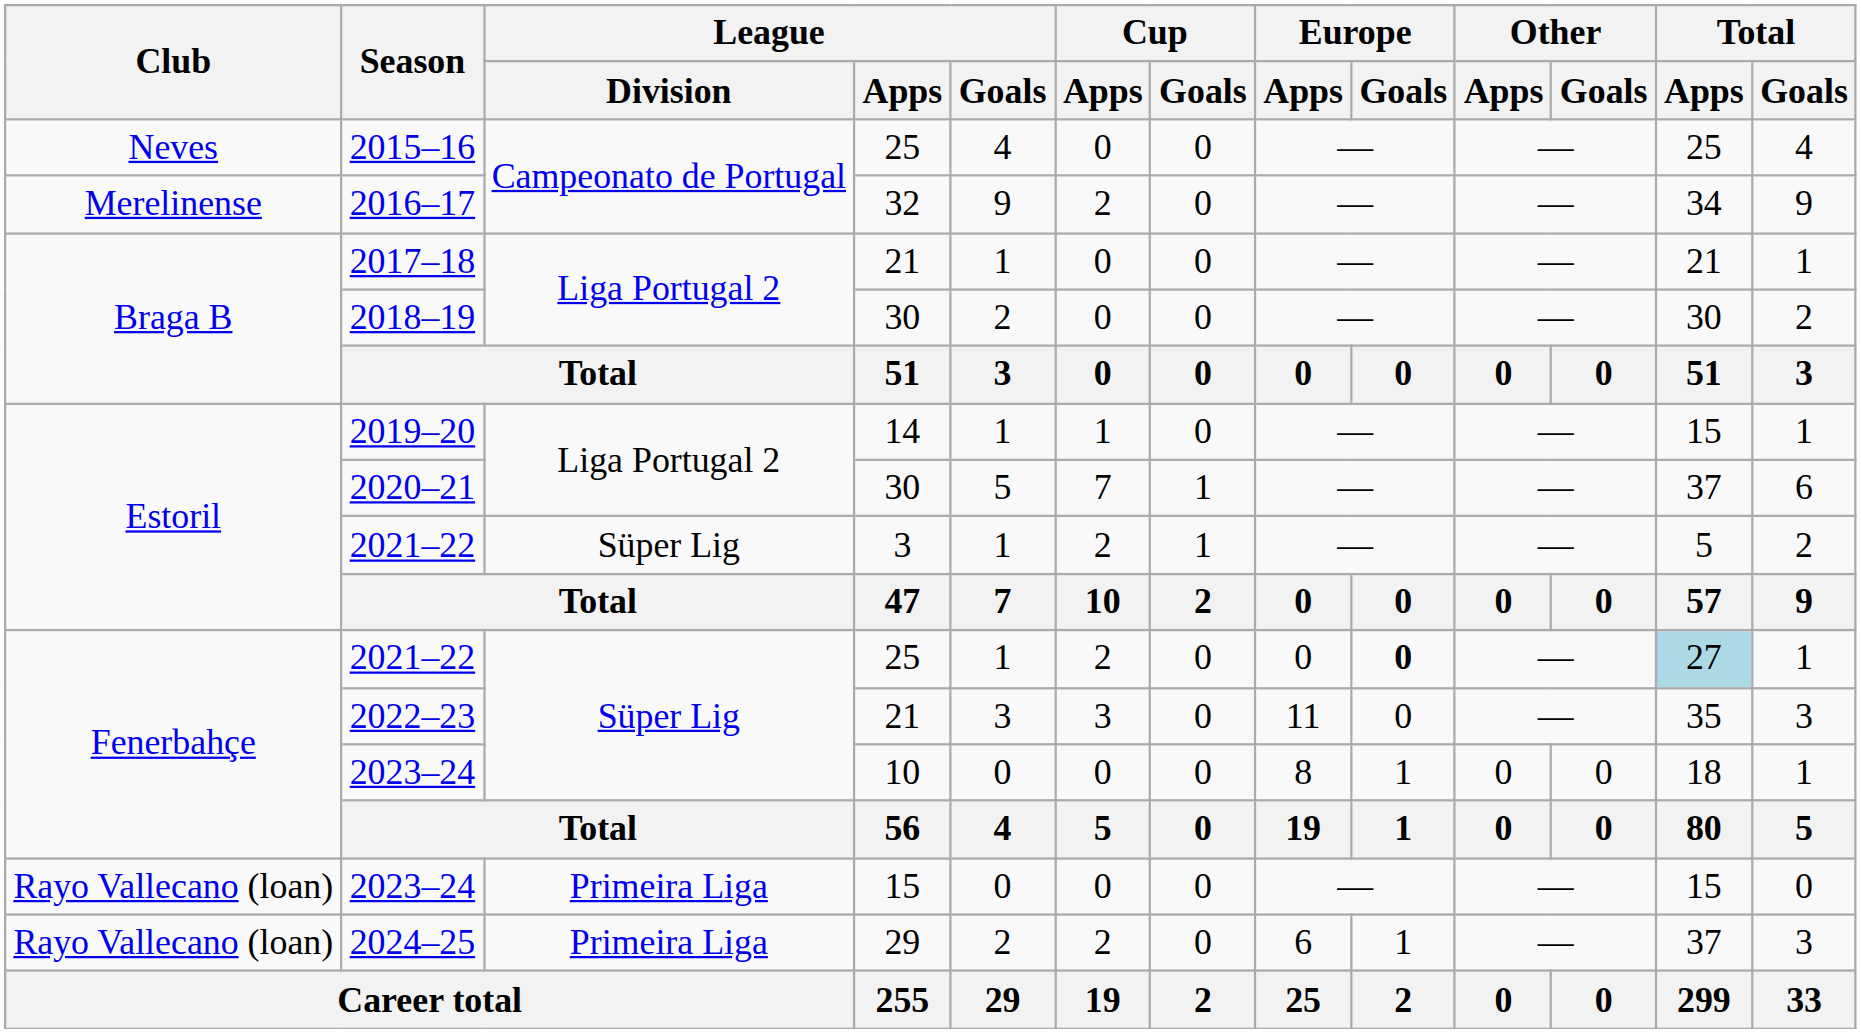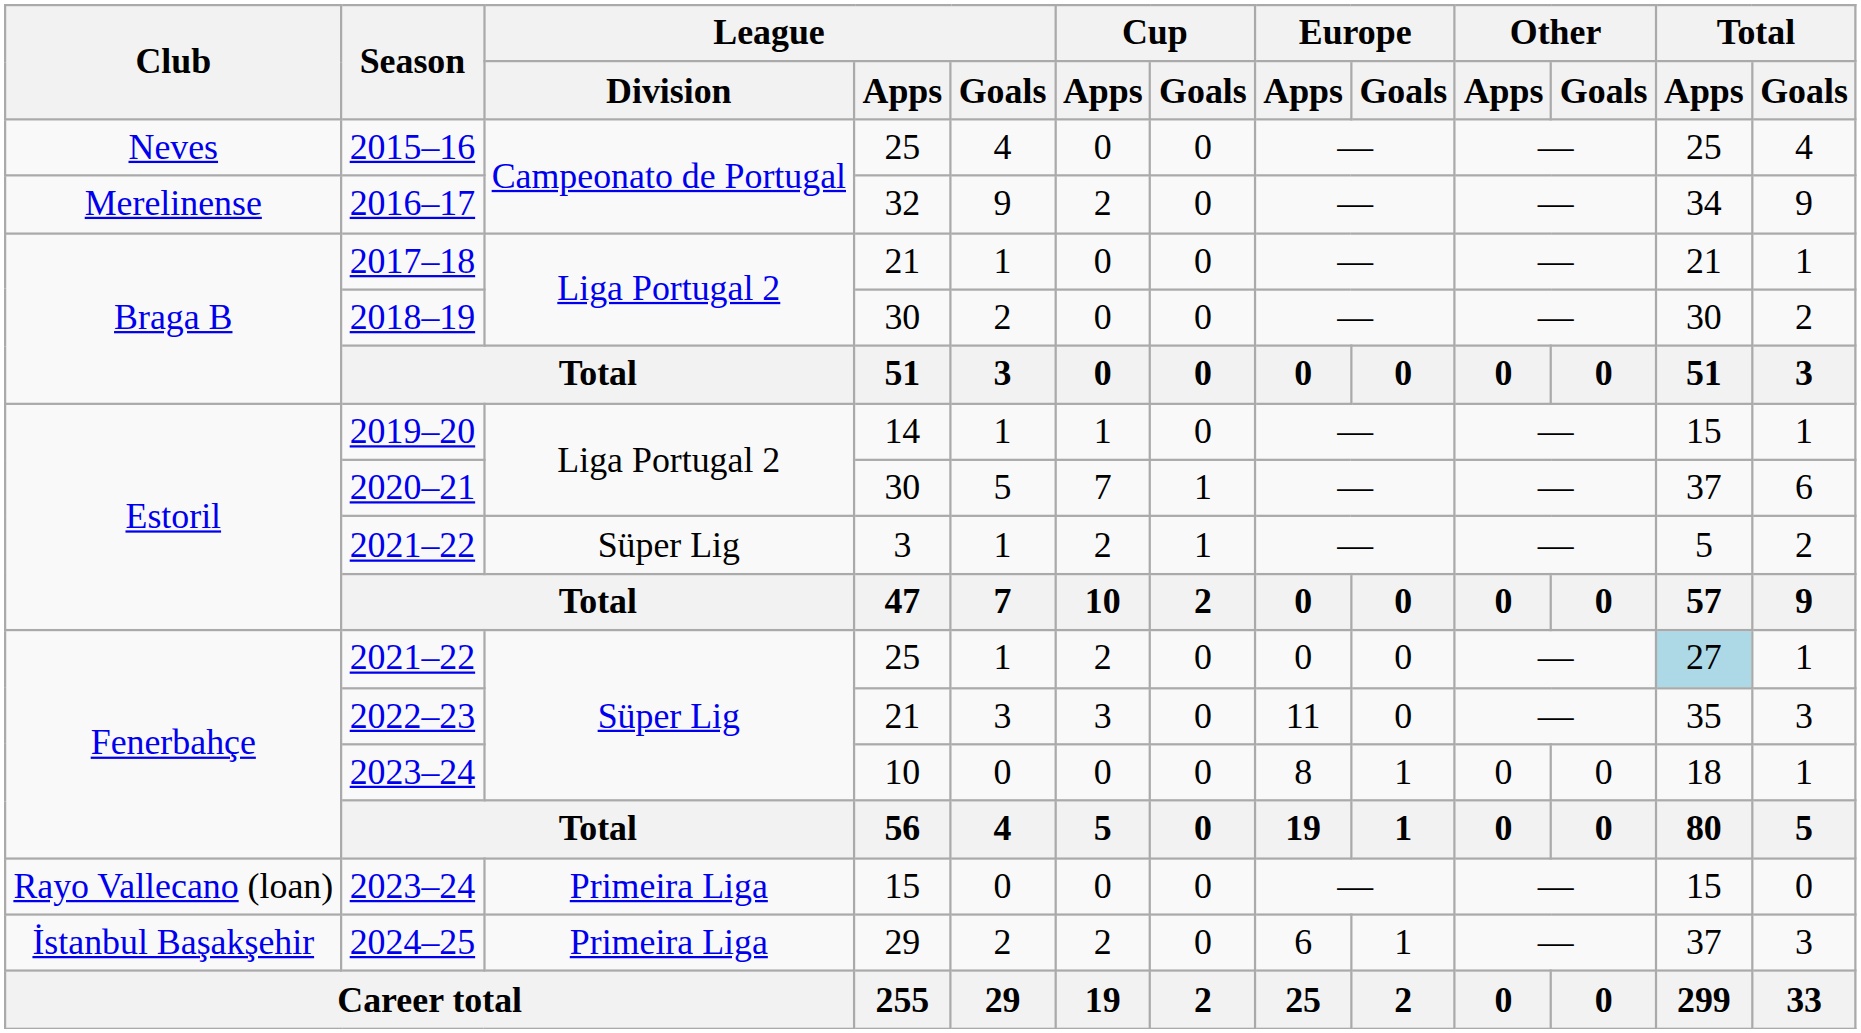(1403, 658) bold -> (1403, 658) normal
(173, 942) Rayo Vallecano (loan) -> (173, 942) İstanbul Başakşehir
